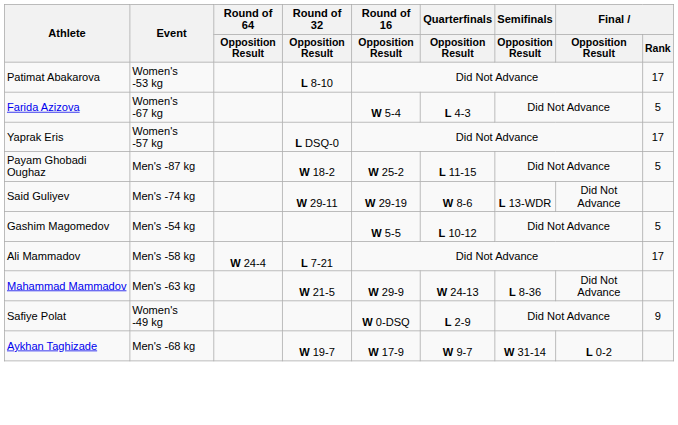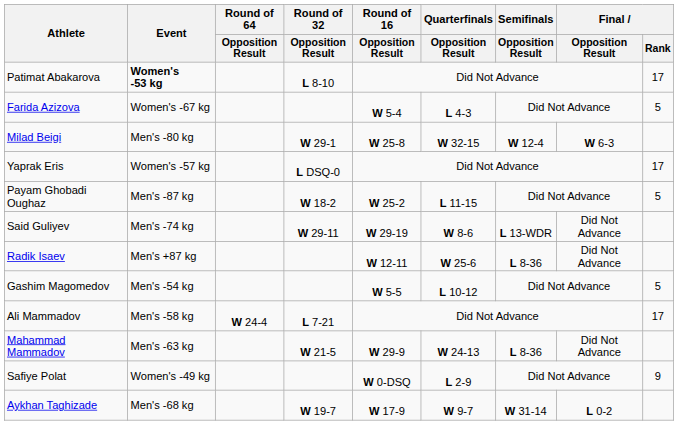(155, 78) normal -> (155, 78) bold
+ row: (34, 137)
+ row: (36, 257)
